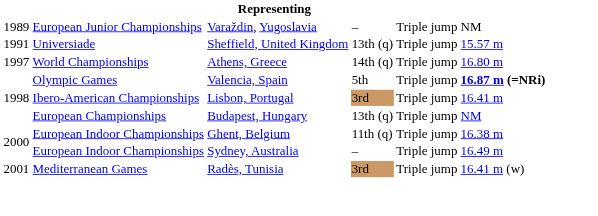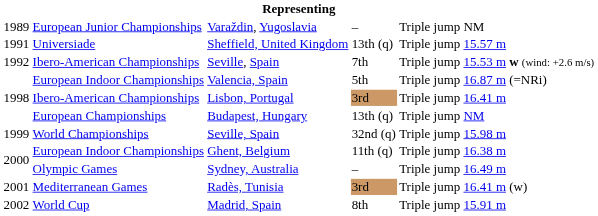+ row: (16, 62)
- row: (16, 62)
(75, 80) Olympic Games -> (118, 80) European Indoor Championships
(503, 80) bold -> (505, 80) normal
+ row: (16, 133)
(118, 151) European Indoor Championships -> (75, 169) Olympic Games
+ row: (16, 204)
